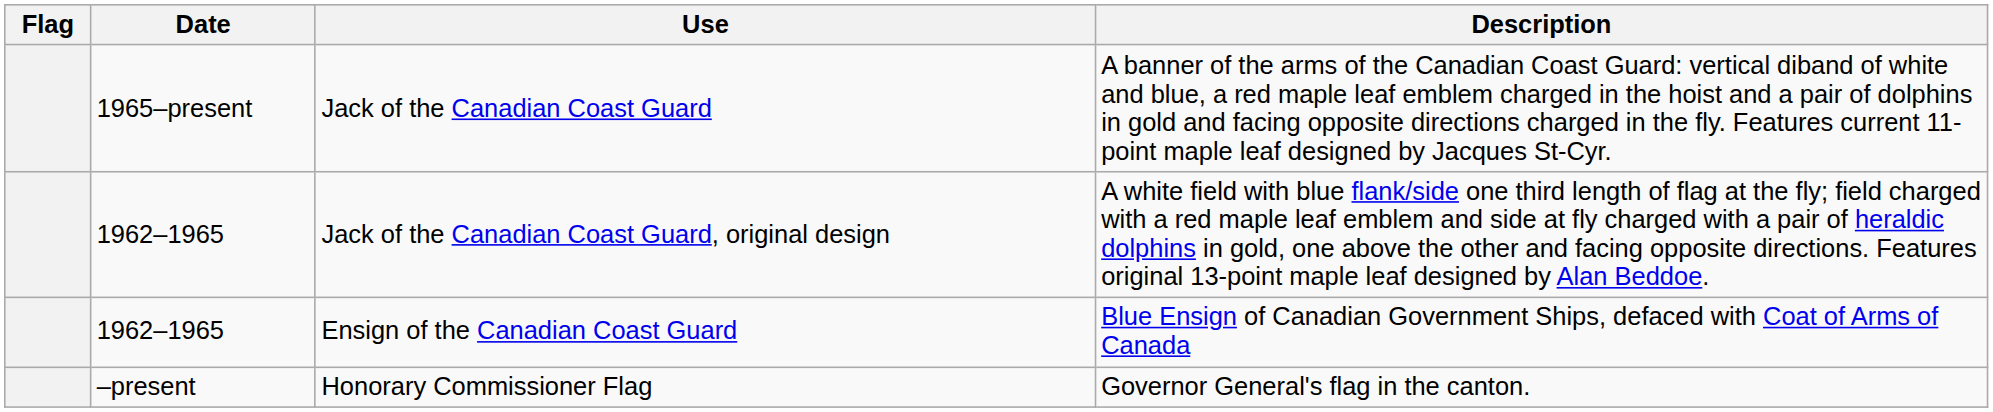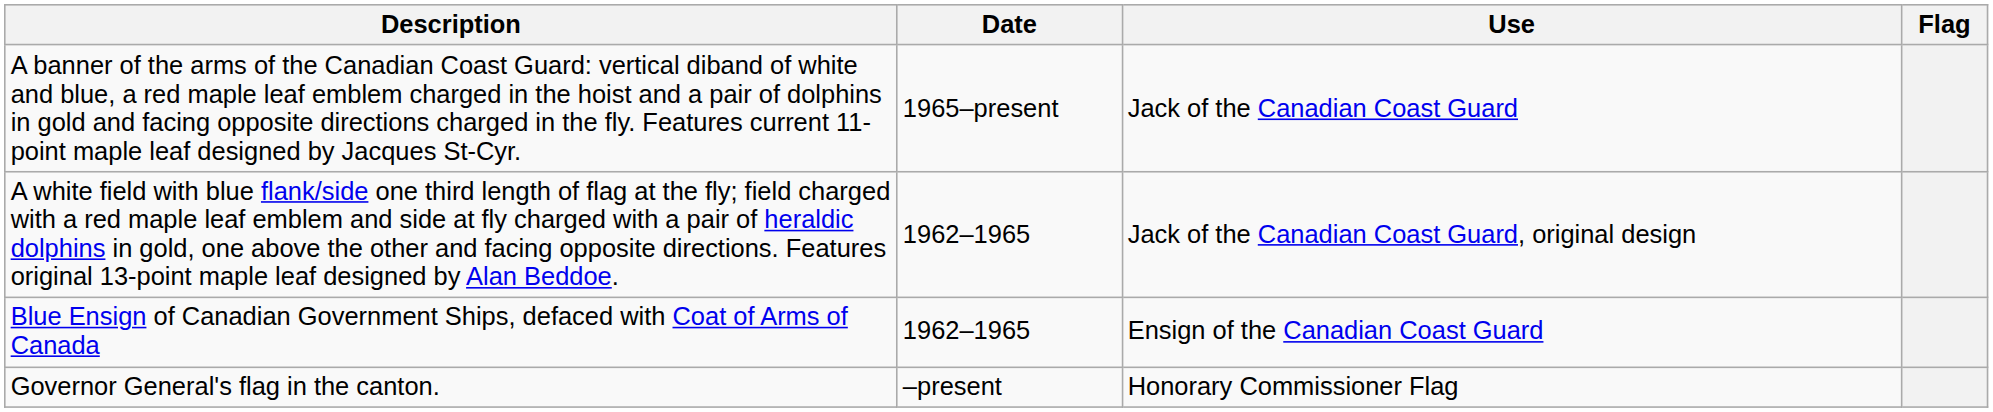columns swapped: (48, 24) <-> (1541, 24)
